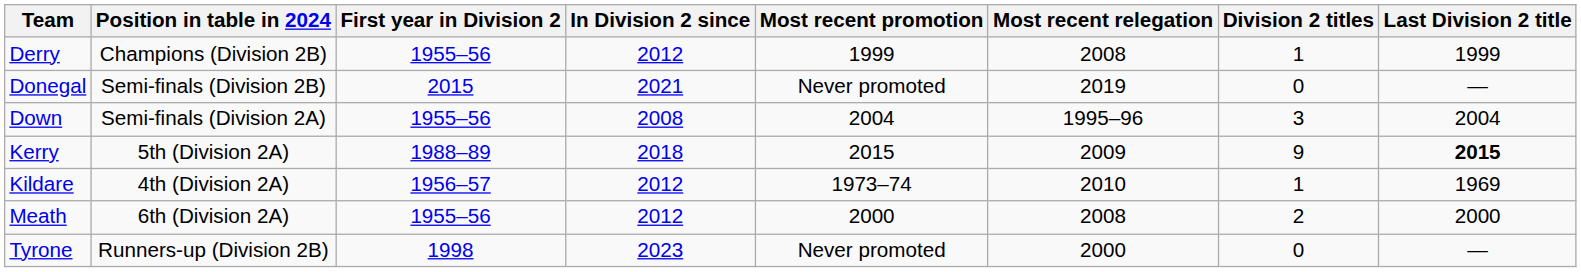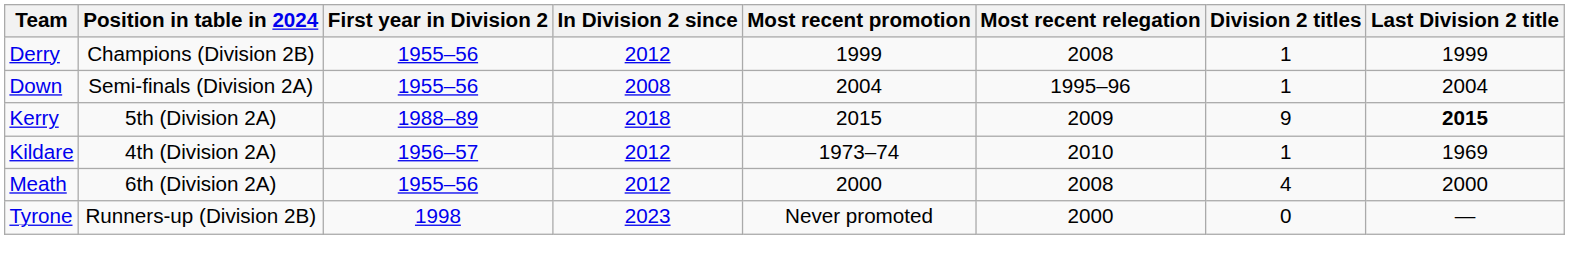- row: (48, 86)
(1298, 119) 3 -> (1286, 86) 1
(1298, 217) 2 -> (1286, 184) 4
